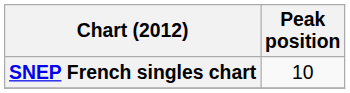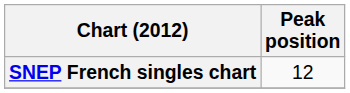(303, 72) 10 -> (303, 72) 12
